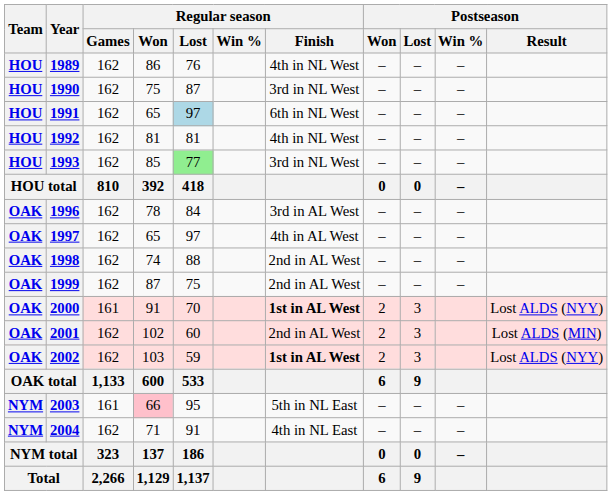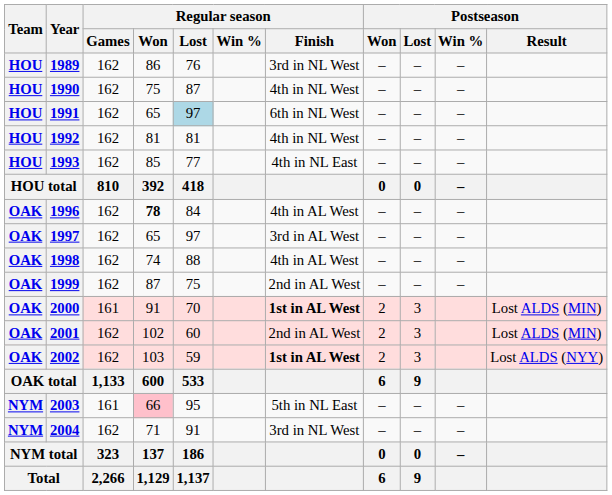(314, 65) 4th in NL West -> (314, 65) 3rd in NL West
(314, 89) 3rd in NL West -> (314, 89) 4th in NL West
(193, 162) lightgreen background -> (193, 162) no background
(314, 162) 3rd in NL West -> (314, 162) 4th in NL East
(153, 211) normal -> (153, 211) bold
(314, 211) 3rd in AL West -> (314, 211) 4th in AL West
(314, 235) 4th in AL West -> (314, 235) 3rd in AL West
(314, 259) 2nd in AL West -> (314, 259) 4th in AL West
(547, 308) Lost ALDS (NYY) -> (547, 308) Lost ALDS (MIN)
(314, 430) 4th in NL East -> (314, 430) 3rd in NL West
